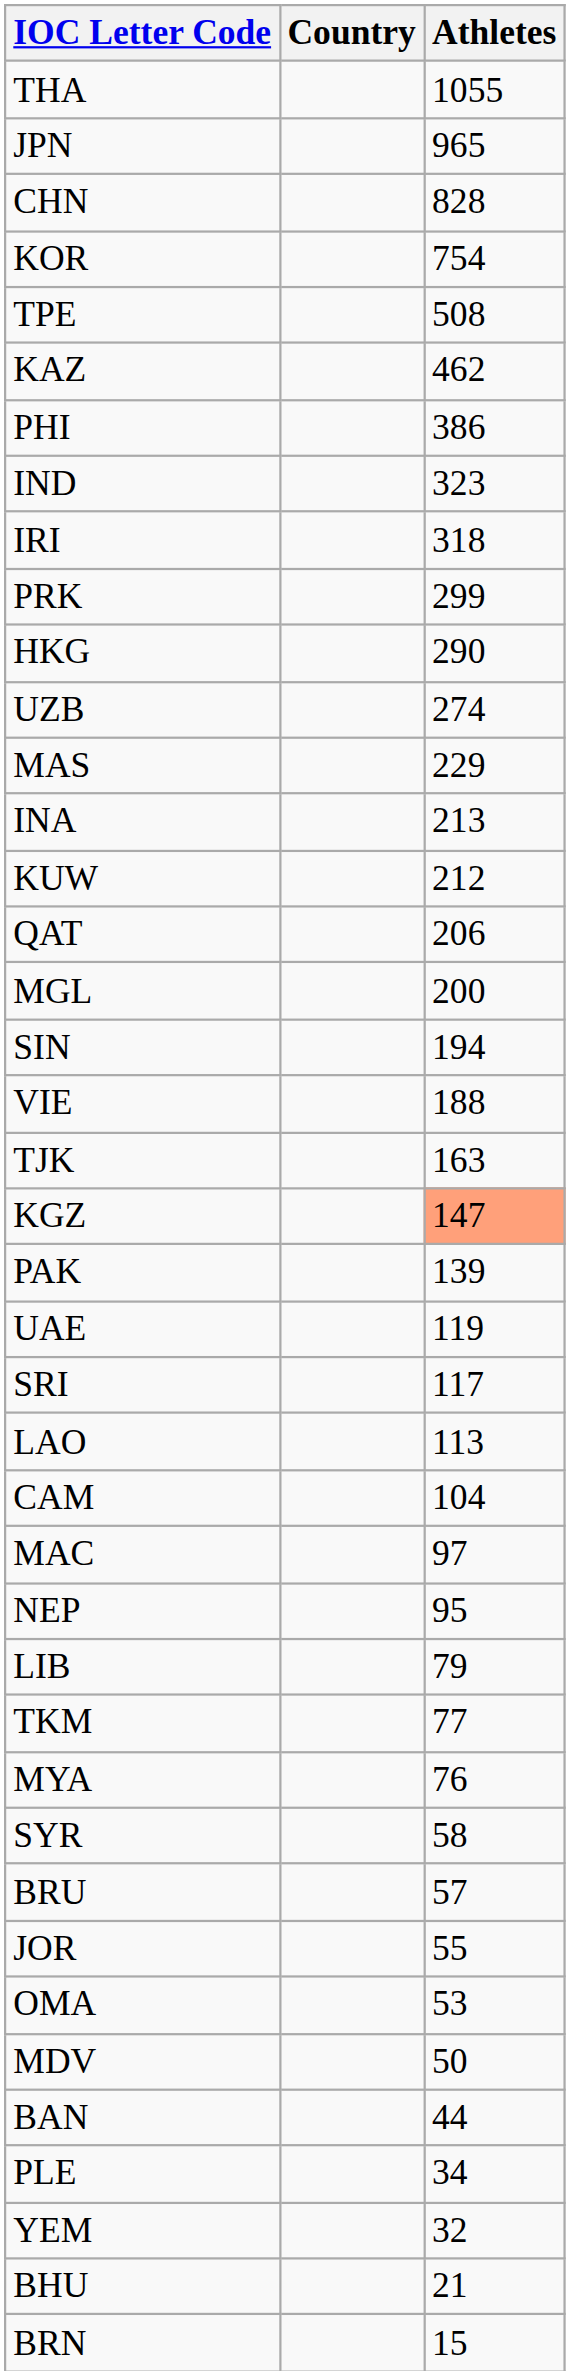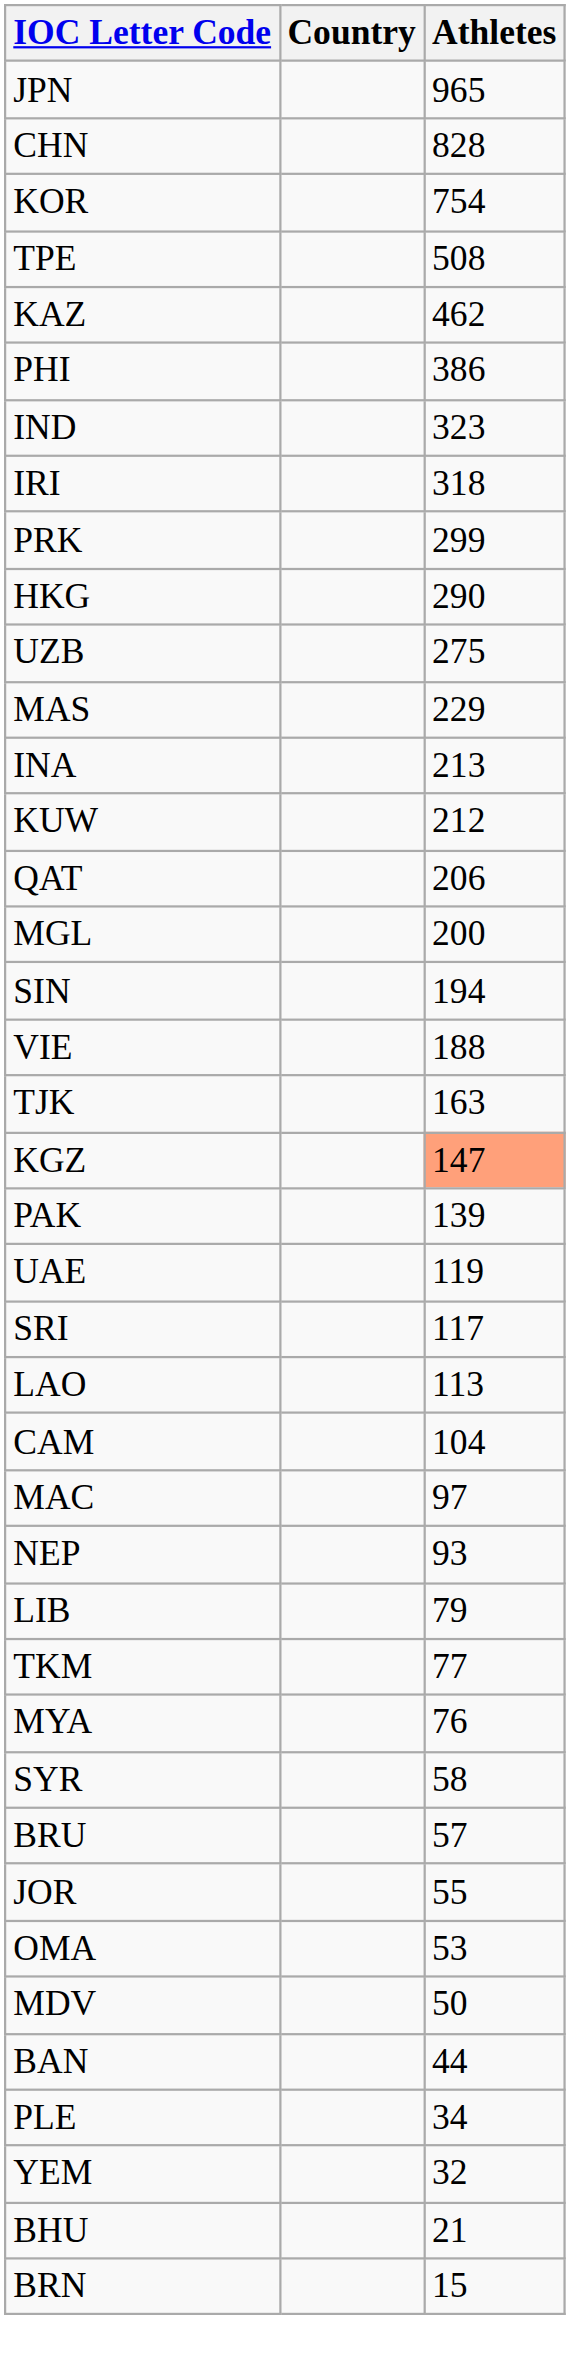- row: (50, 88)
(459, 708) 274 -> (459, 652) 275
(450, 1609) 95 -> (450, 1553) 93
